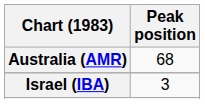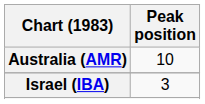(165, 60) 68 -> (165, 60) 10
